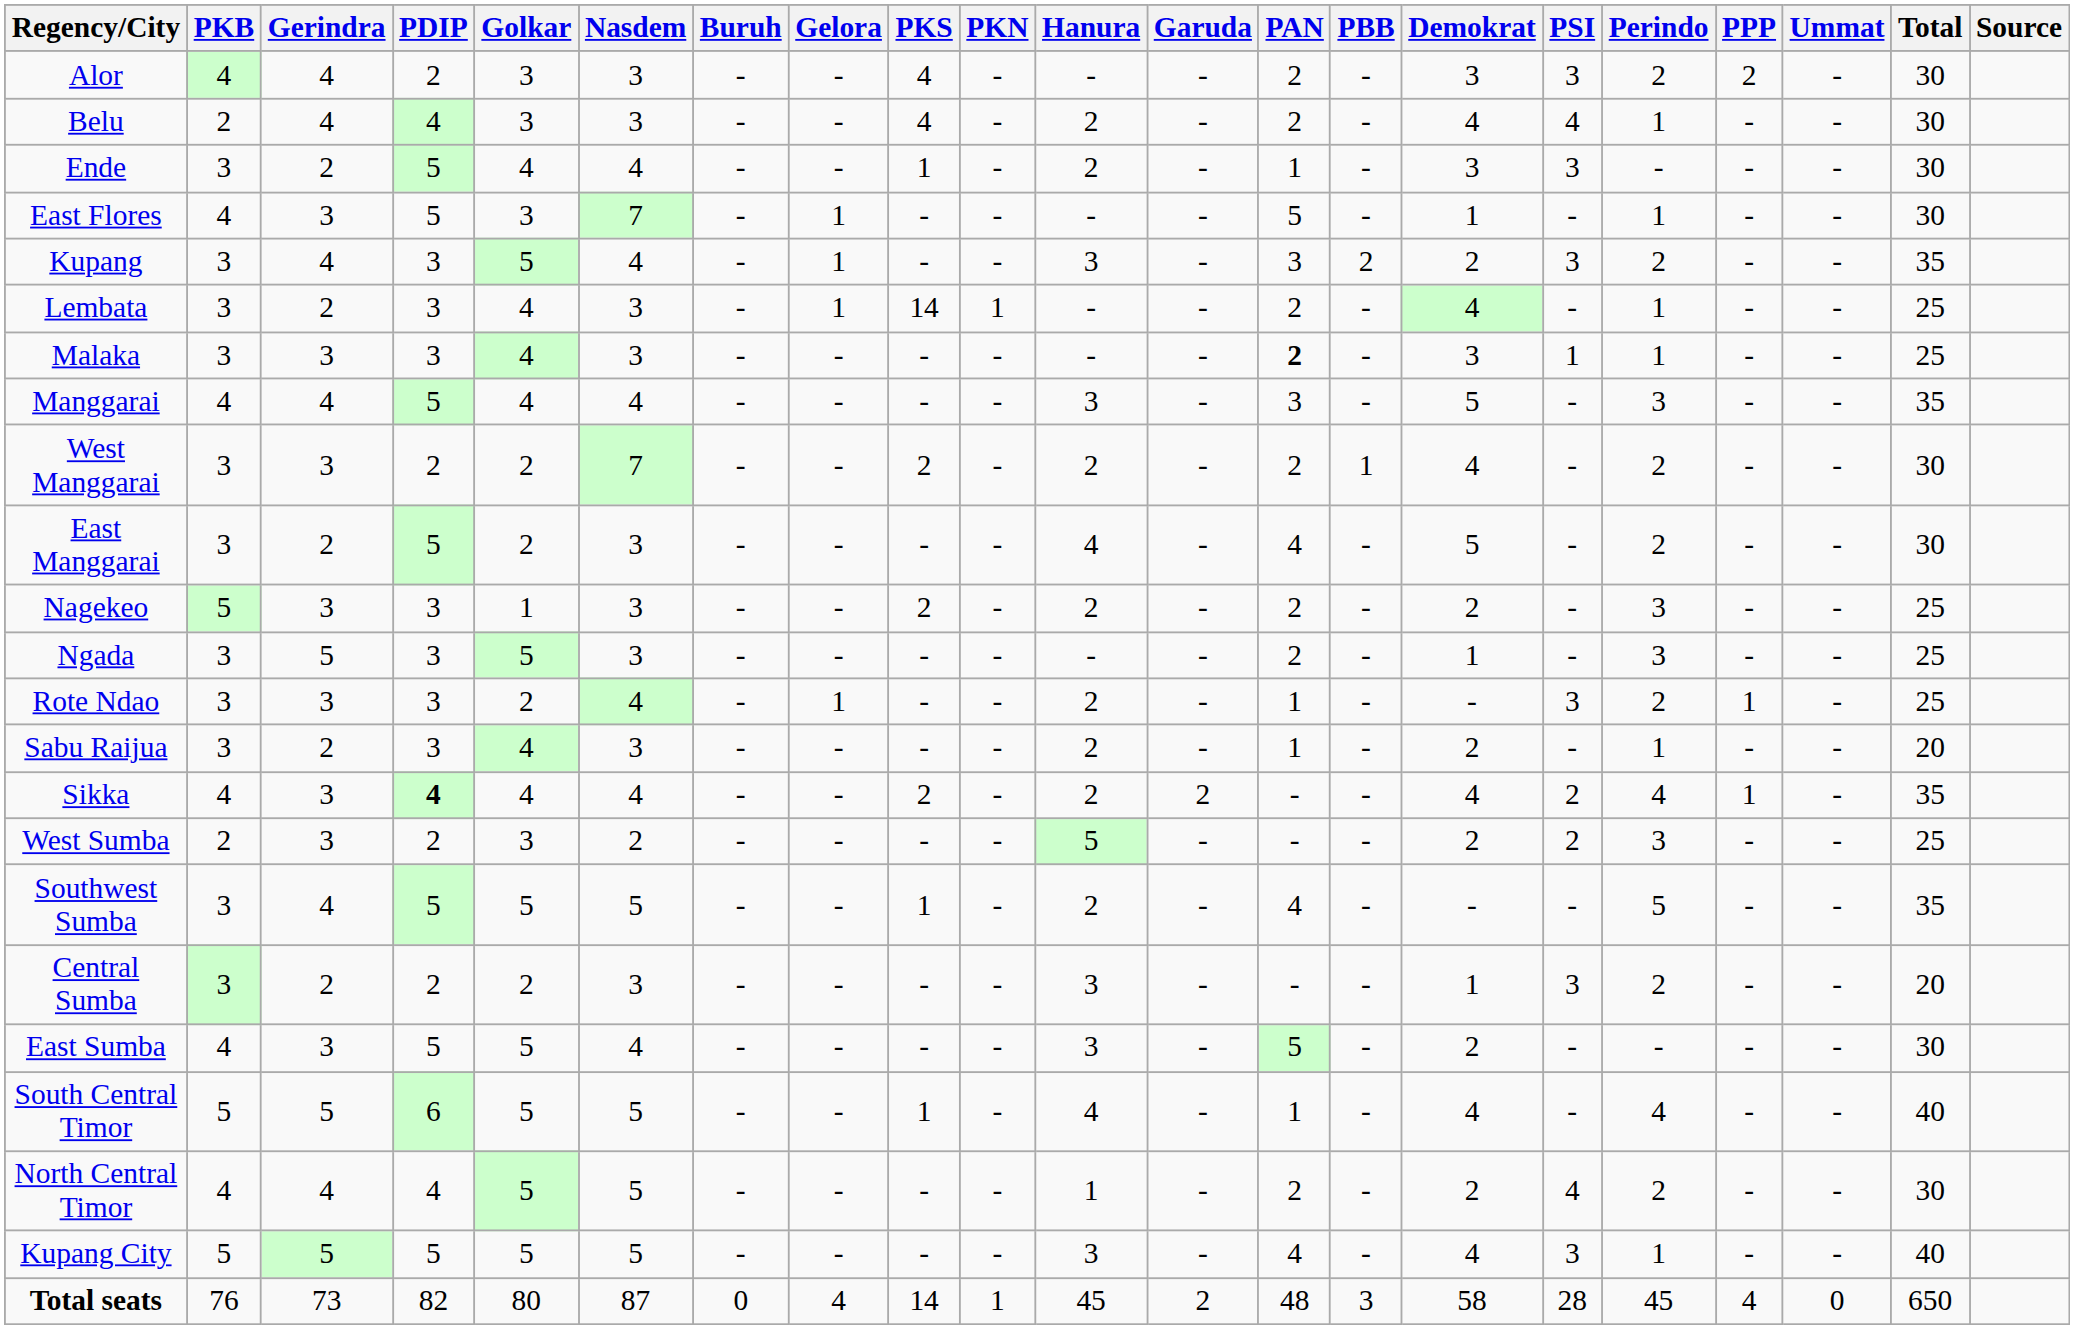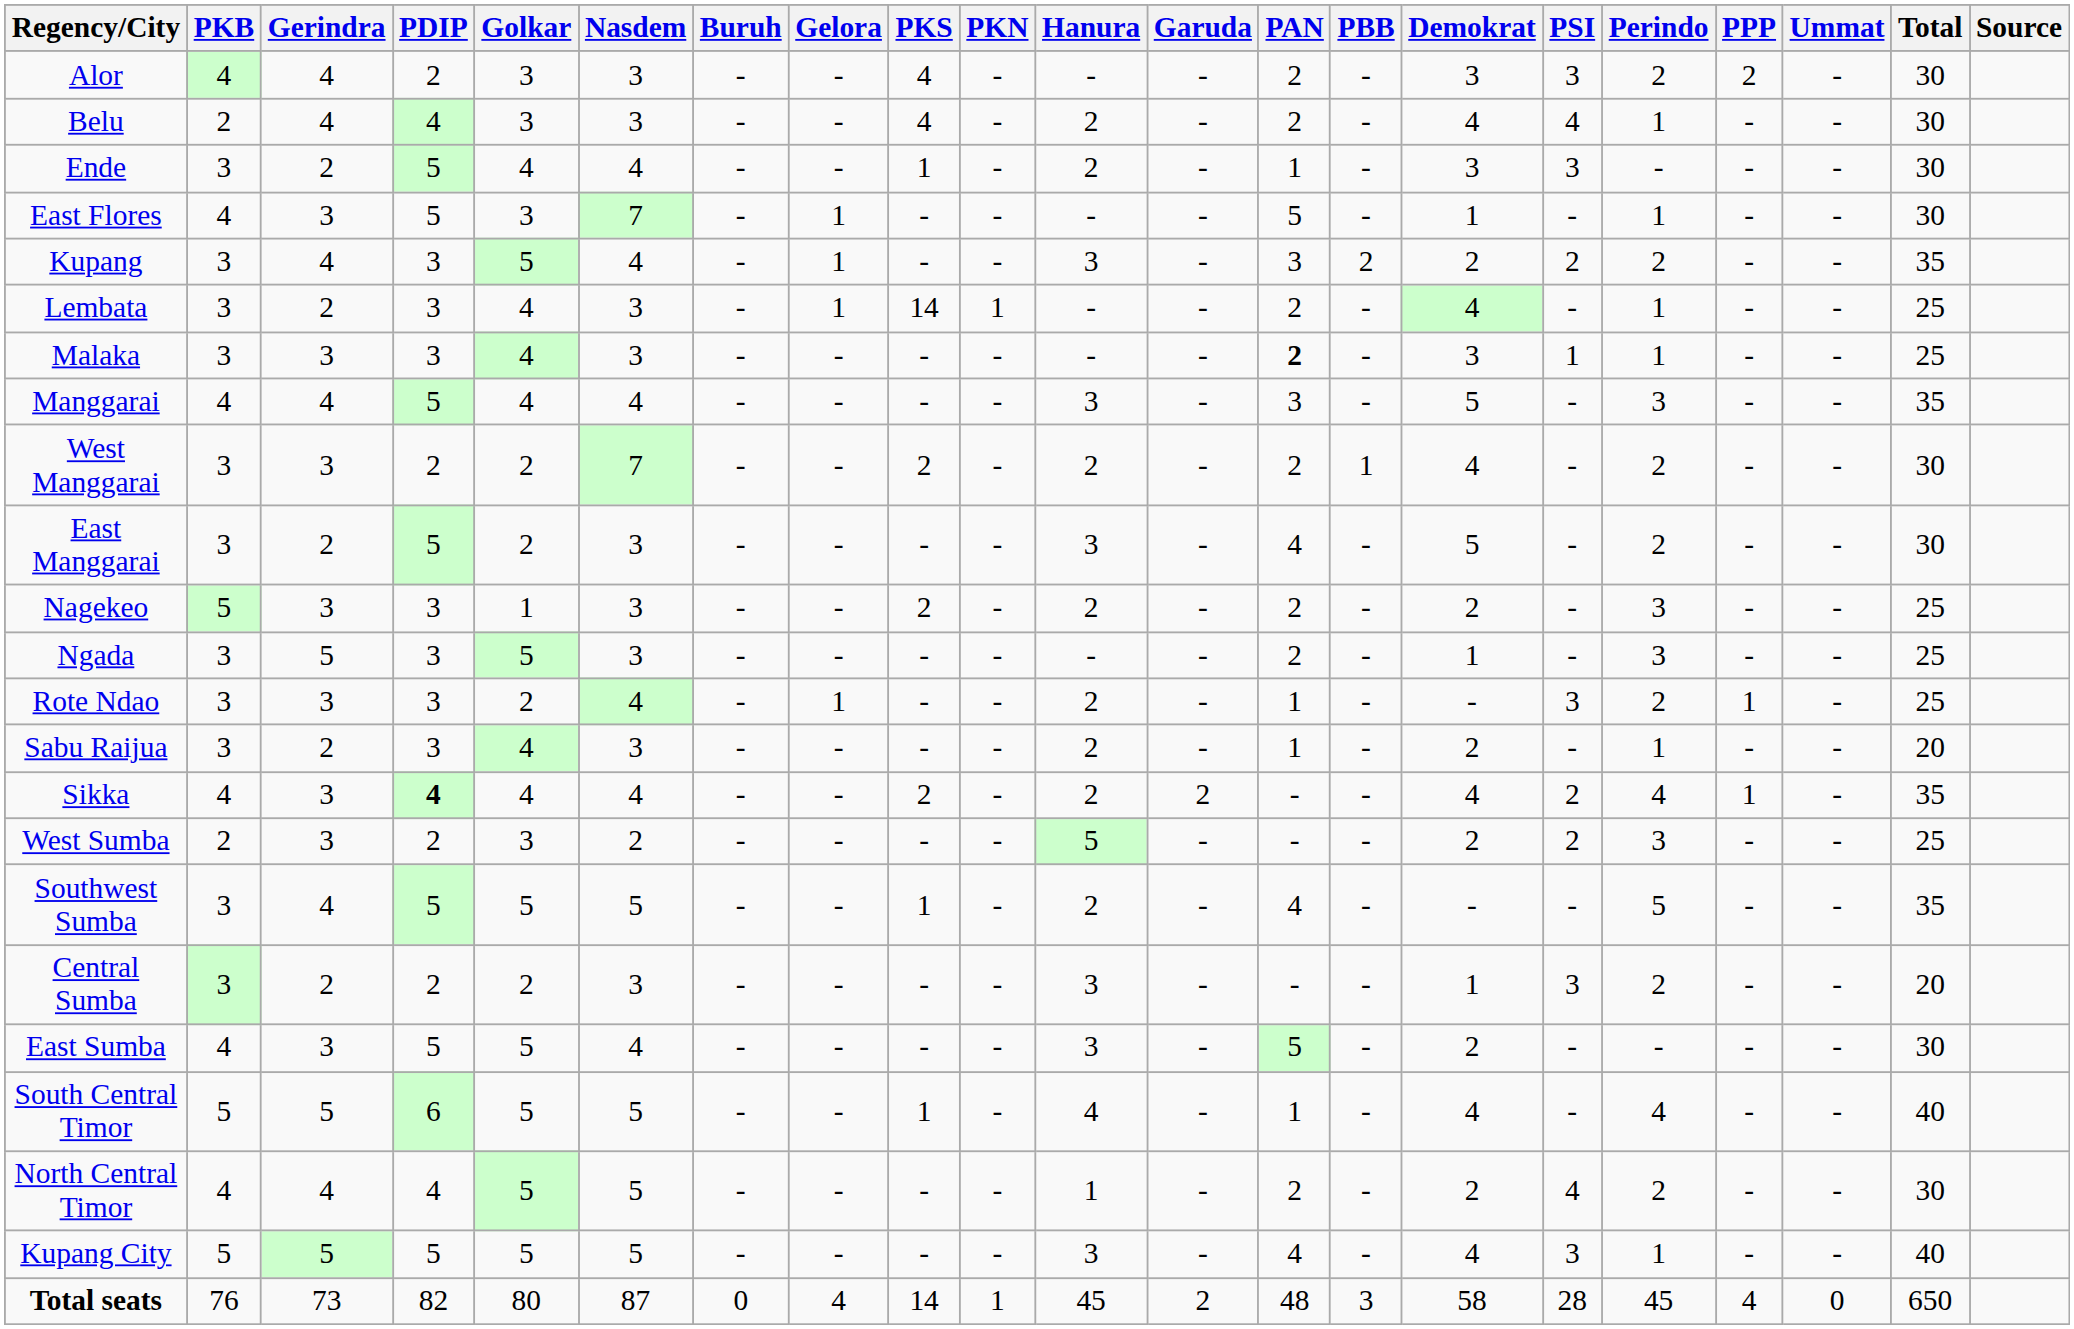(1572, 261) 3 -> (1572, 261) 2
(1091, 544) 4 -> (1091, 544) 3
